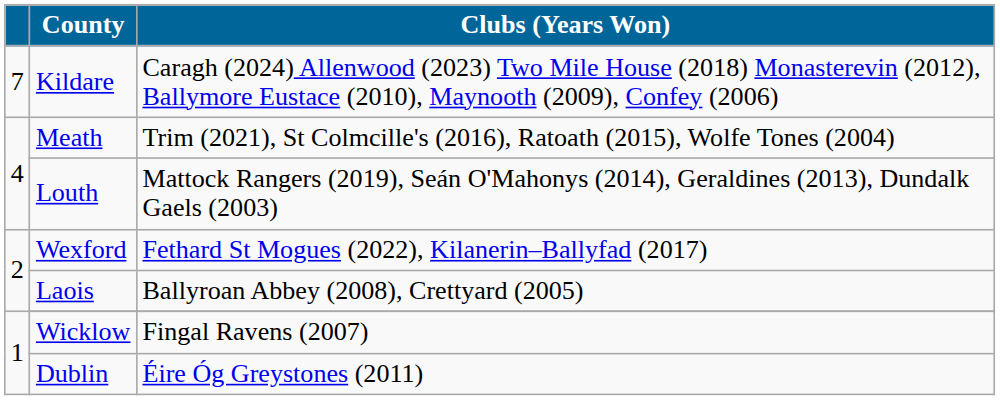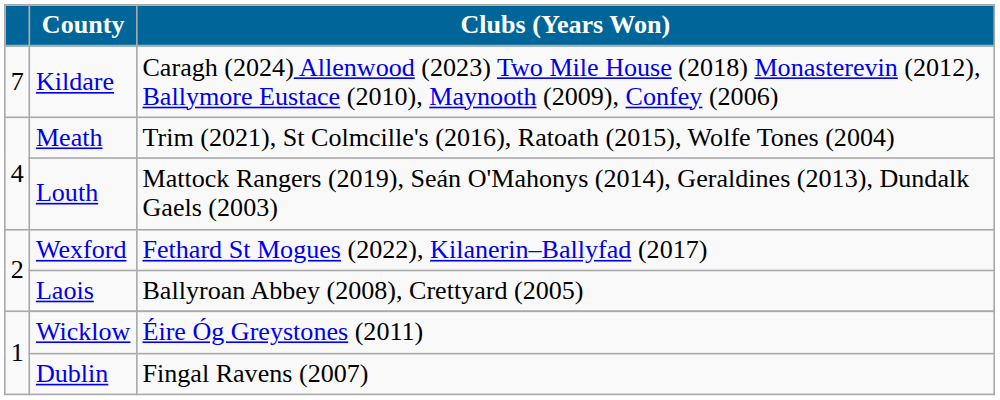(255, 332) Fingal Ravens (2007) -> (283, 332) Éire Óg Greystones (2011)
(283, 373) Éire Óg Greystones (2011) -> (255, 373) Fingal Ravens (2007)
